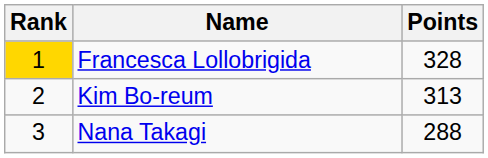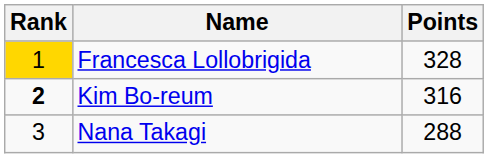(38, 96) normal -> (38, 96) bold
(443, 96) 313 -> (443, 96) 316
